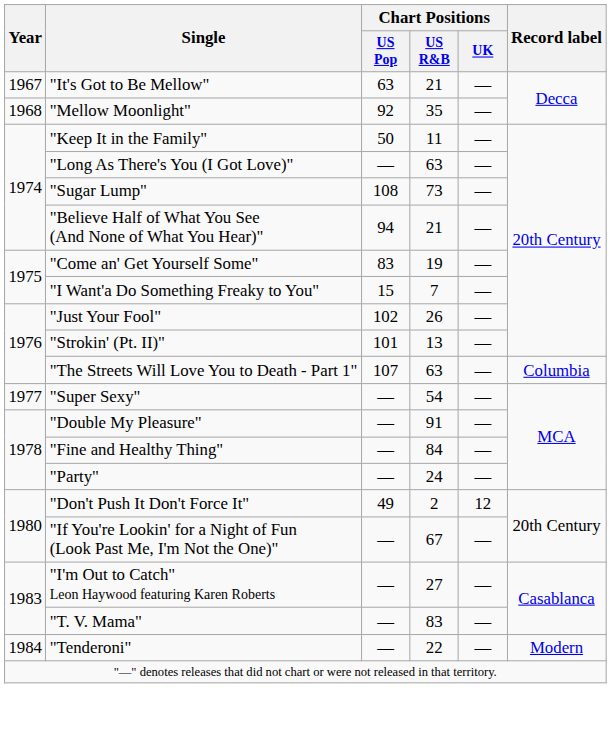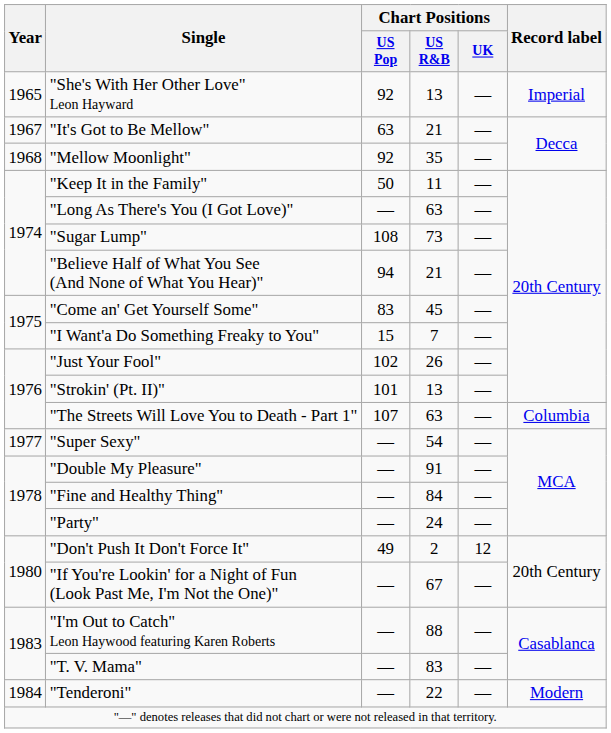+ row: (148, 94)
(434, 263) 19 -> (434, 308) 45
(434, 584) 27 -> (434, 630) 88
